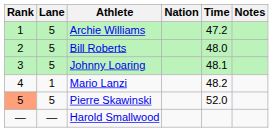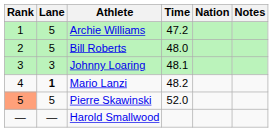columns swapped: (182, 13) <-> (217, 13)
(52, 65) 5 -> (52, 65) 3
(52, 83) normal -> (52, 83) bold
